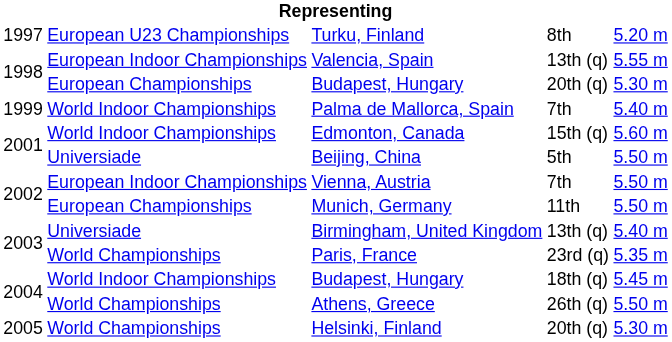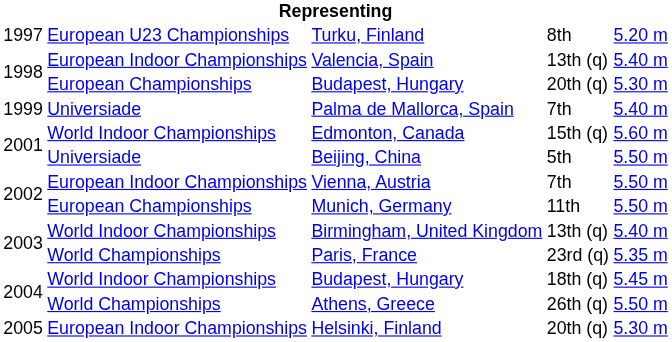(641, 60) 5.55 m -> (641, 60) 5.40 m
(162, 108) World Indoor Championships -> (94, 108) Universiade
(94, 231) Universiade -> (162, 231) World Indoor Championships
(134, 328) World Championships -> (177, 328) European Indoor Championships
